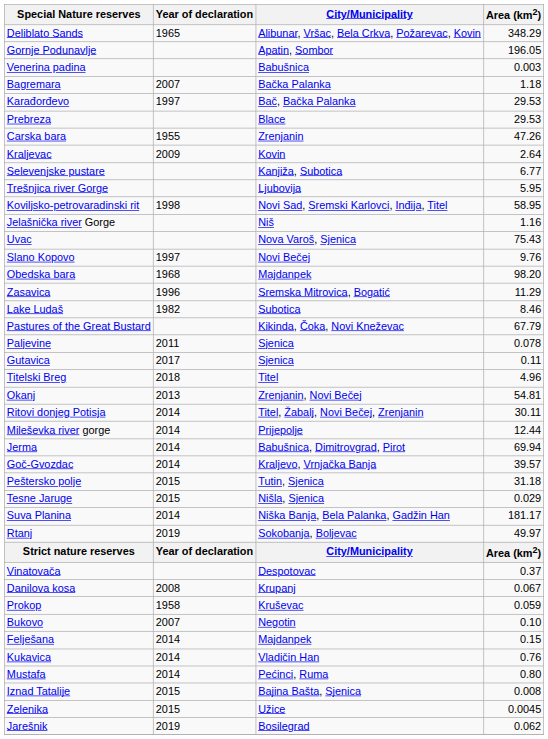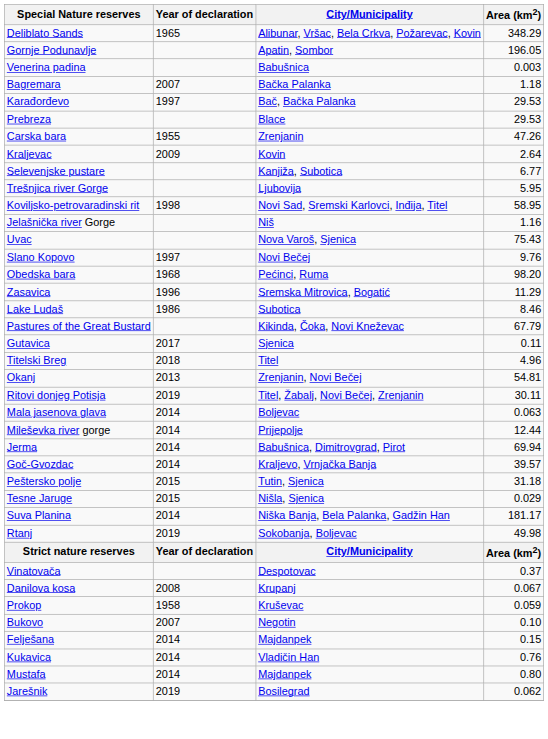(285, 274) Majdanpek -> (293, 274) Pećinci, Ruma
(168, 309) 1982 -> (168, 309) 1986
- row: (29, 343)
(168, 412) 2014 -> (168, 395) 2019
+ row: (56, 412)
(528, 533) 49.97 -> (528, 533) 49.98
(293, 674) Pećinci, Ruma -> (285, 674) Majdanpek
- row: (39, 691)
- row: (27, 709)
